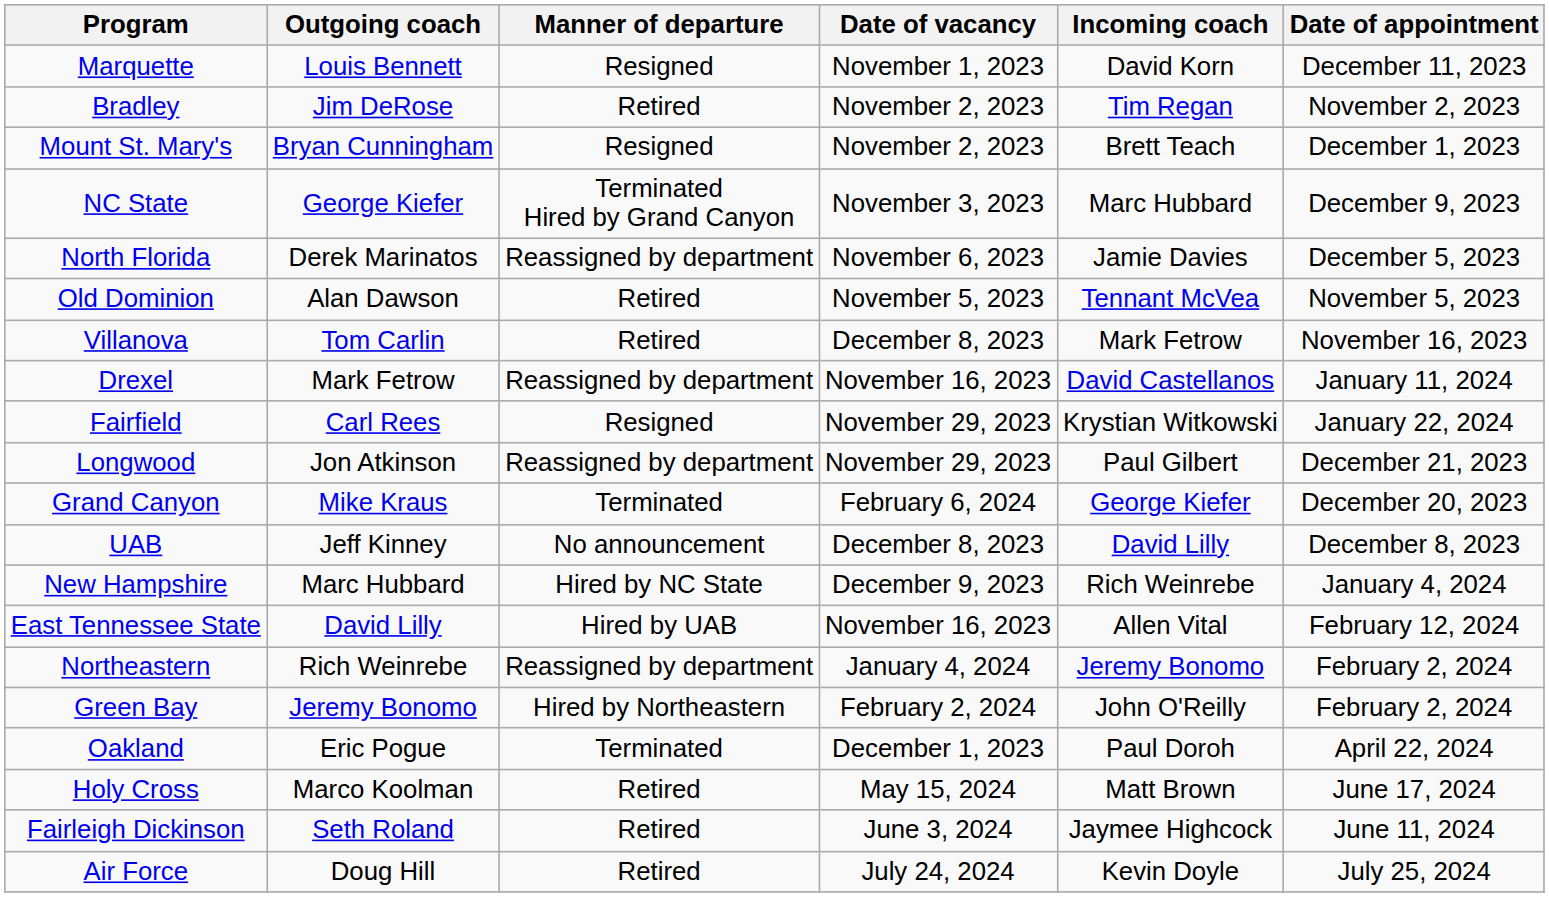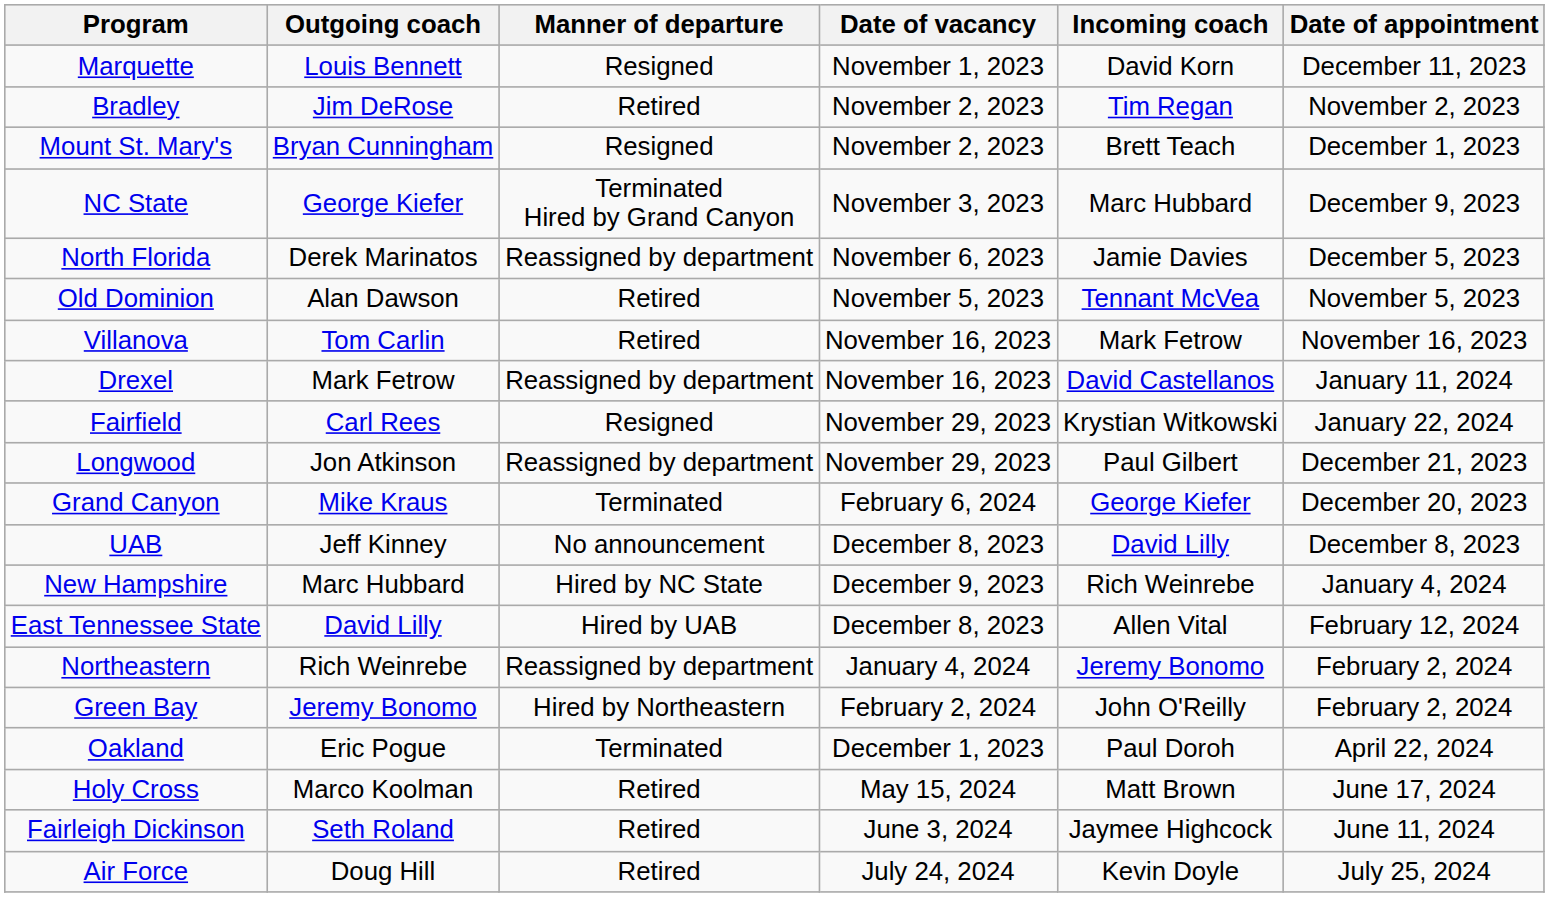(938, 339) December 8, 2023 -> (938, 339) November 16, 2023
(938, 625) November 16, 2023 -> (938, 625) December 8, 2023
